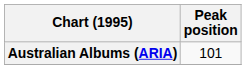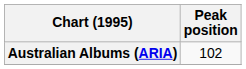(211, 53) 101 -> (211, 53) 102
